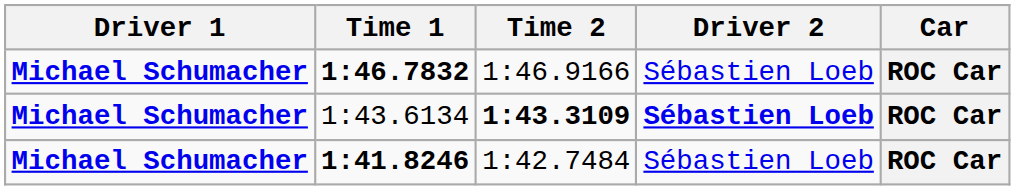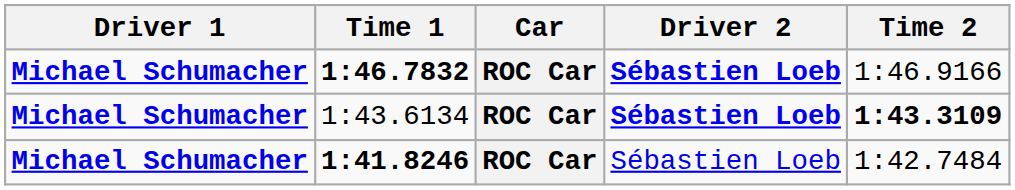columns swapped: (944, 27) <-> (556, 27)
(759, 72) normal -> (726, 72) bold
